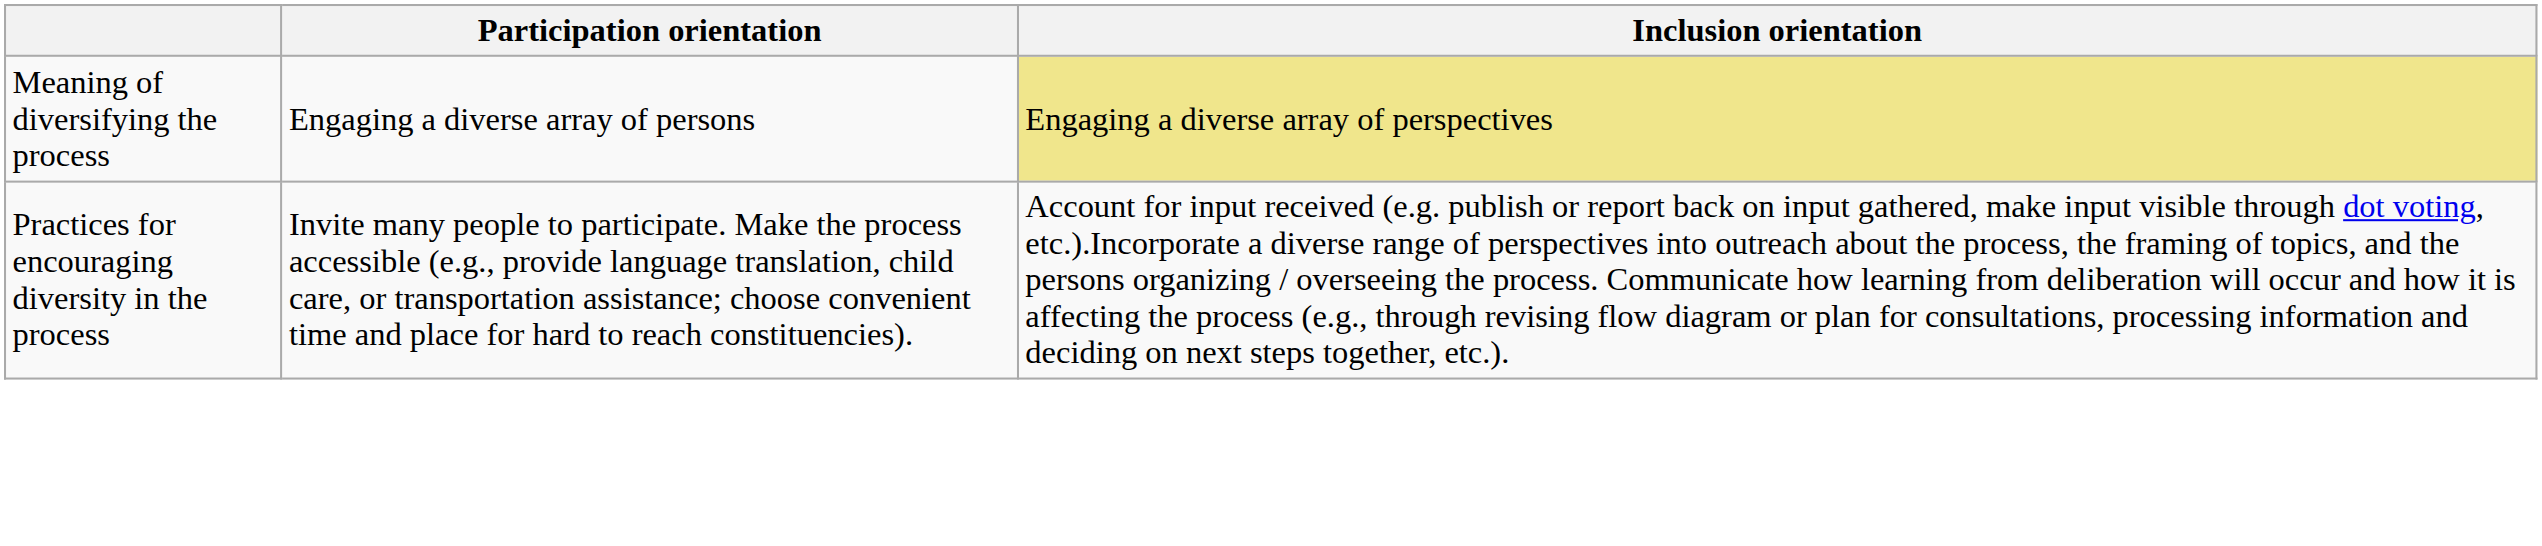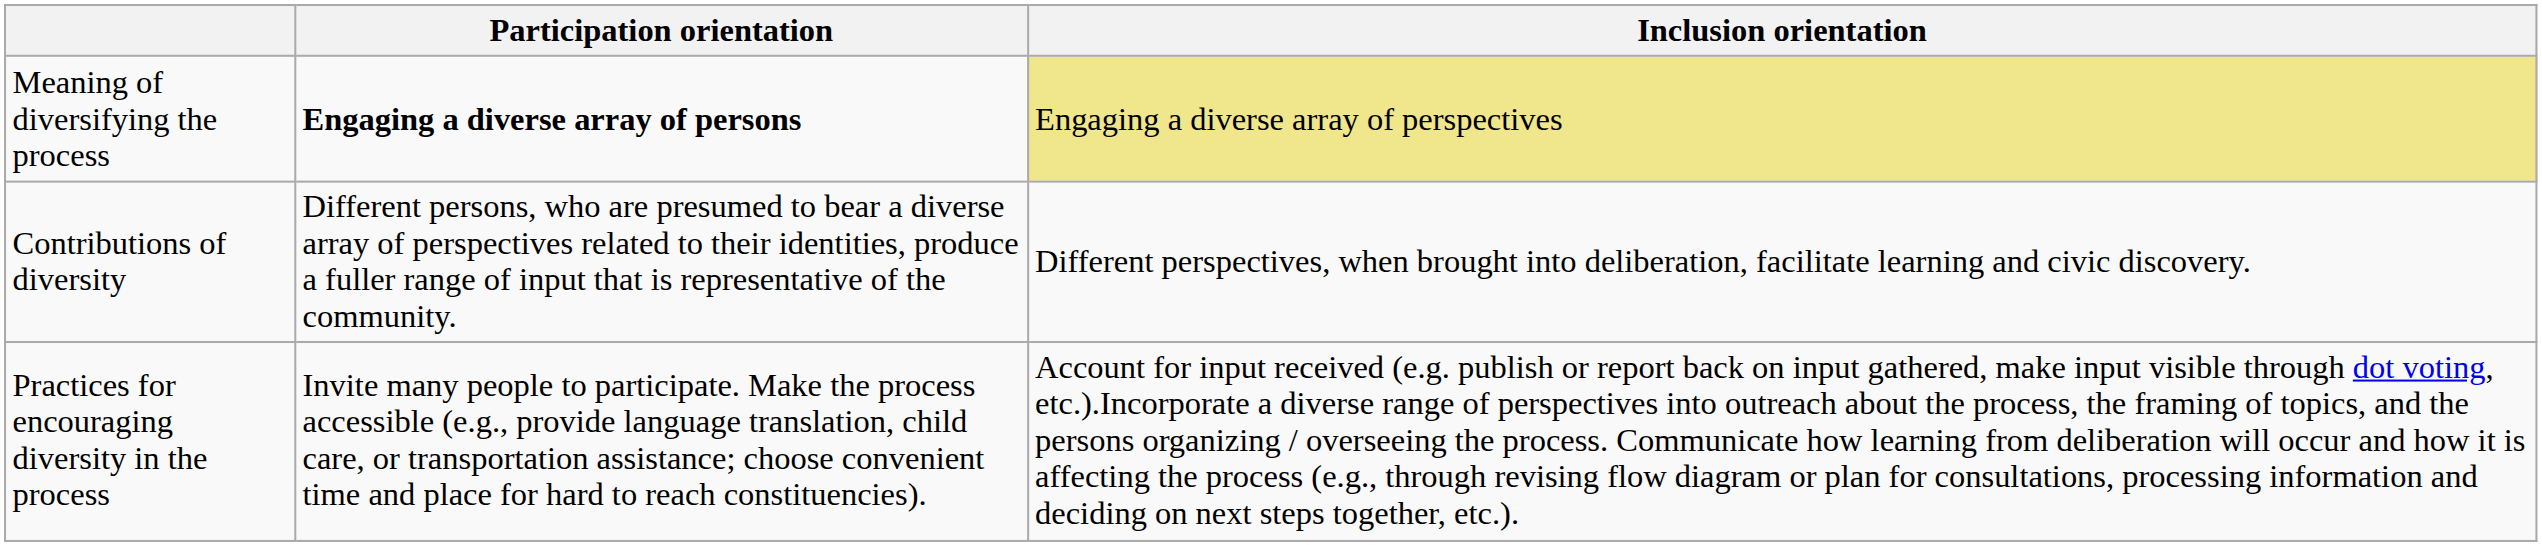(522, 118) normal -> (552, 118) bold
+ row: (119, 261)
